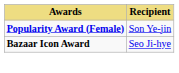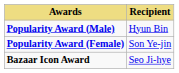+ row: (61, 28)
